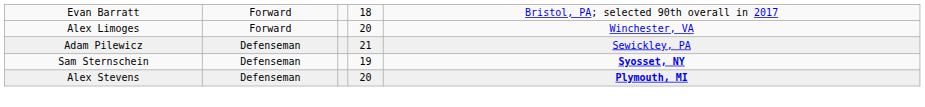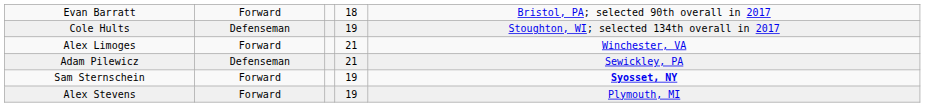+ row: (100, 29)
(366, 29) 20 -> (351, 45) 21
(270, 61) Defenseman -> (260, 78) Forward
(270, 78) Defenseman -> (260, 94) Forward
(366, 78) 20 -> (351, 94) 19
(652, 78) bold -> (644, 94) normal
